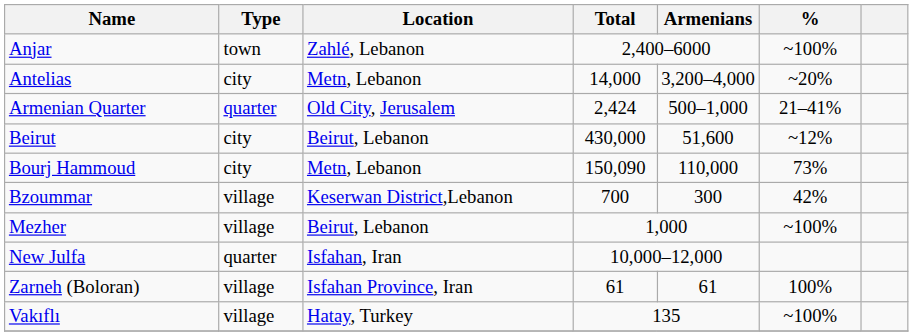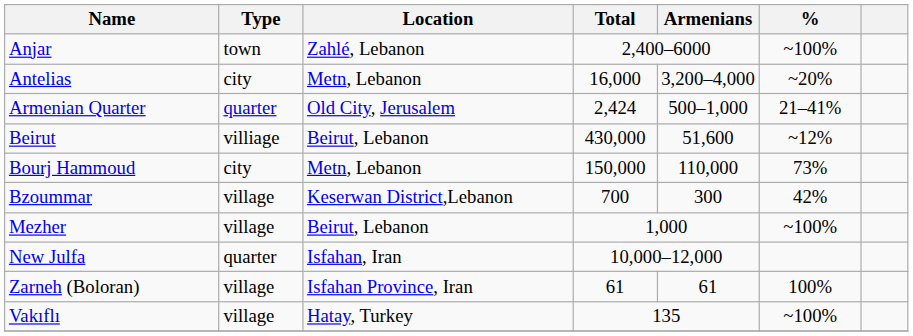(615, 78) 14,000 -> (615, 78) 16,000
(237, 138) city -> (252, 138) villiage
(615, 167) 150,090 -> (615, 167) 150,000
